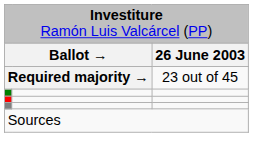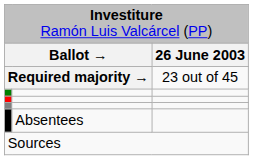+ row: (8, 120)
